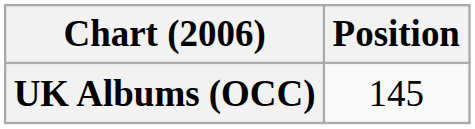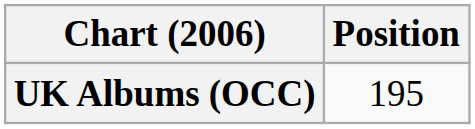(396, 92) 145 -> (396, 92) 195
